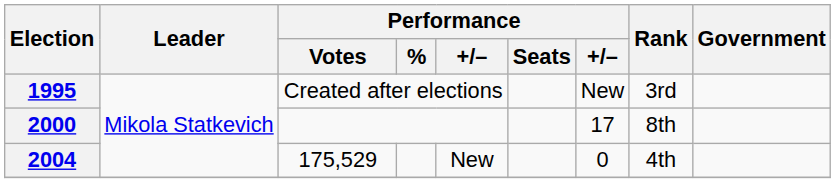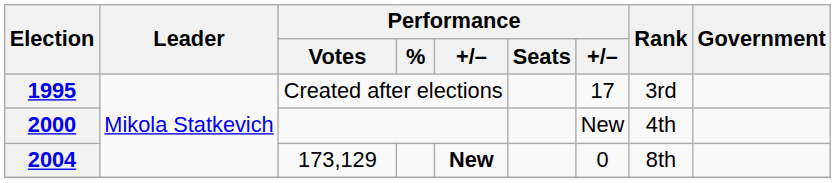(603, 90) New -> (603, 90) 17
(603, 125) 17 -> (603, 125) New
(661, 125) 8th -> (661, 125) 4th
(338, 159) 175,529 -> (337, 159) 173,129
(472, 159) normal -> (471, 159) bold
(661, 159) 4th -> (661, 159) 8th
